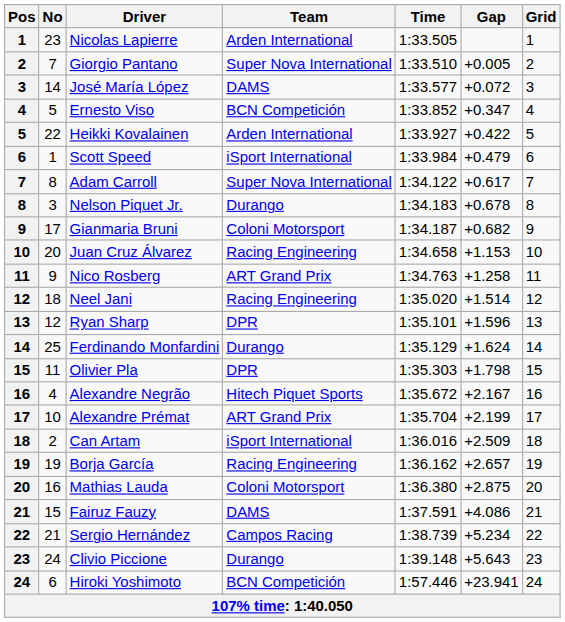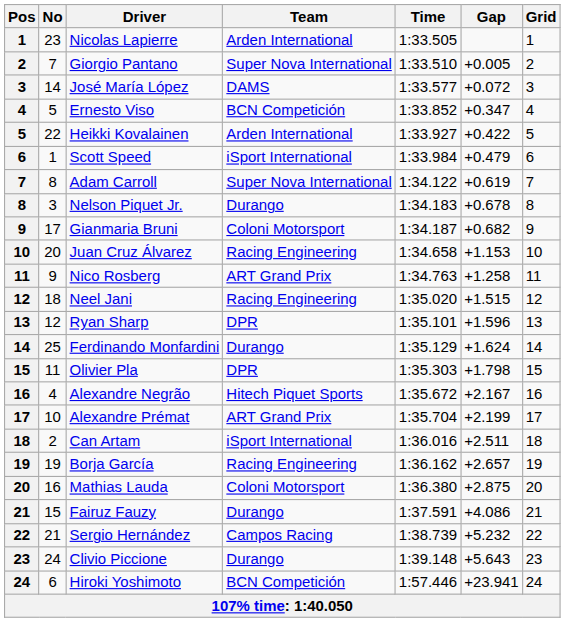(487, 181) +0.617 -> (487, 181) +0.619
(487, 299) +1.514 -> (487, 299) +1.515
(487, 440) +2.509 -> (487, 440) +2.511
(248, 511) DAMS -> (255, 511) Durango
(487, 535) +5.234 -> (487, 535) +5.232
